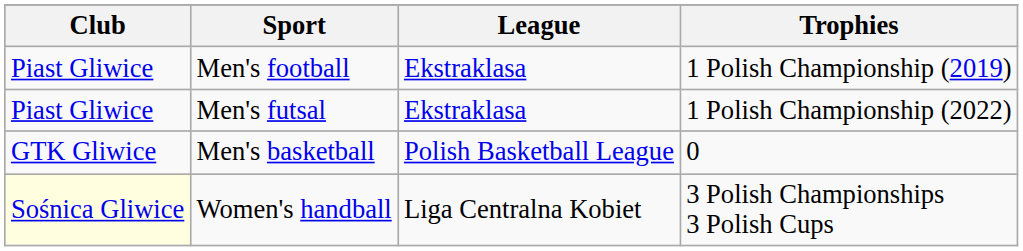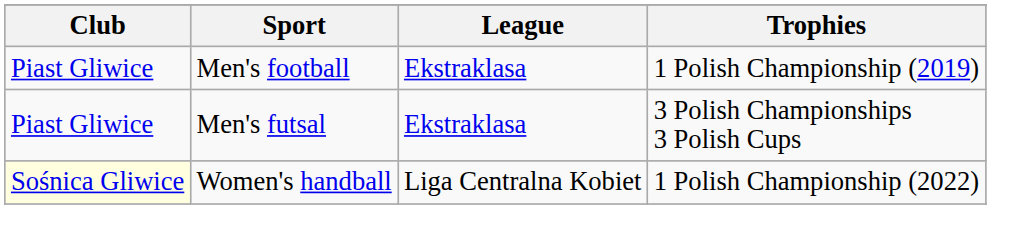(849, 109) 1 Polish Championship (2022) -> (783, 124) 3 Polish Championships 3 Polish Cups
- row: (286, 151)
(815, 208) 3 Polish Championships 3 Polish Cups -> (816, 181) 1 Polish Championship (2022)
